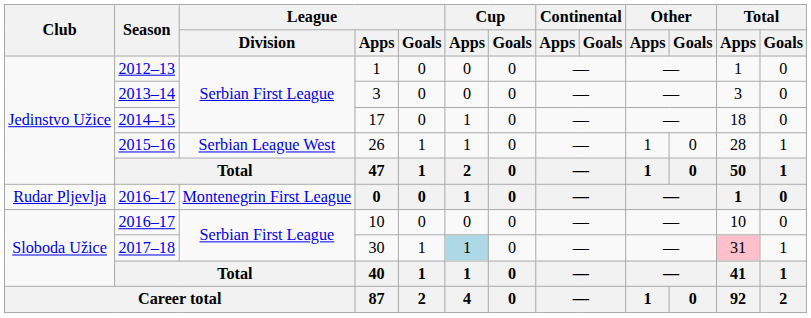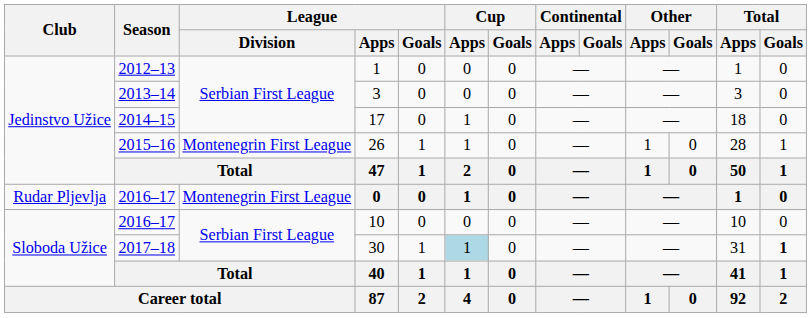(267, 145) Serbian League West -> (267, 145) Montenegrin First League
(738, 247) pink background -> (738, 247) no background
(783, 247) normal -> (783, 247) bold
